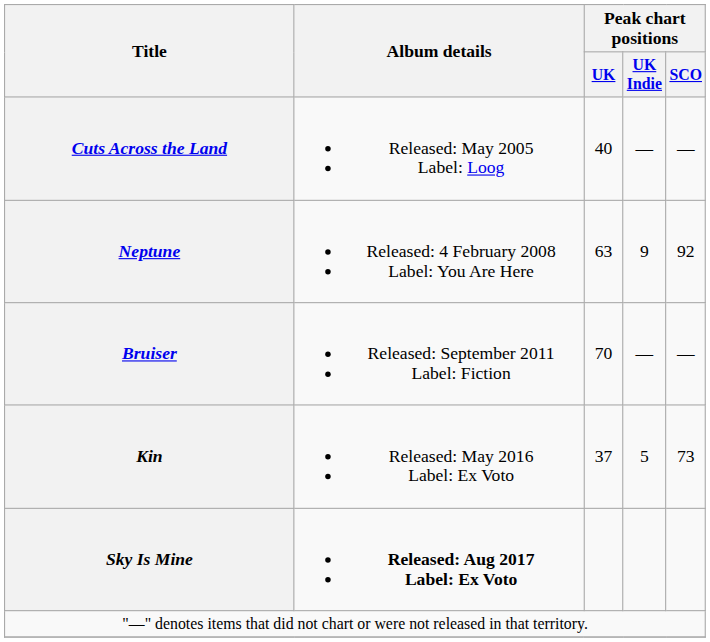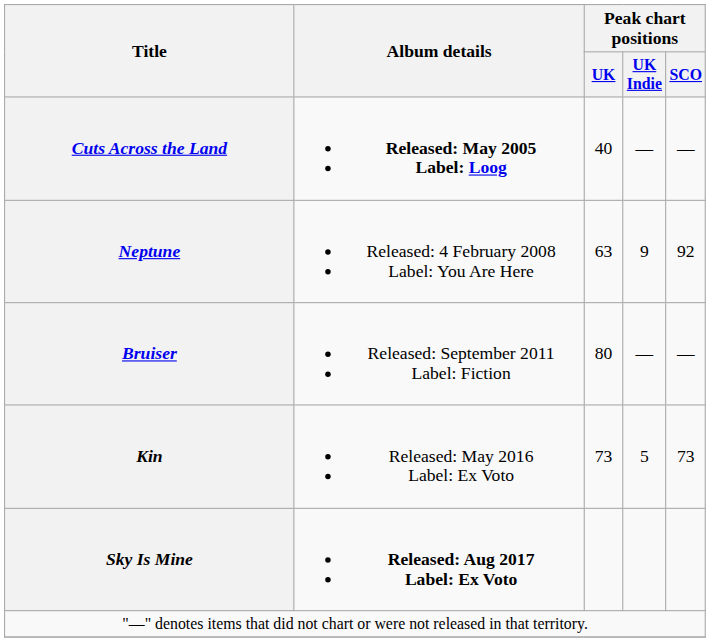(439, 158) normal -> (439, 158) bold
(604, 353) 70 -> (604, 353) 80
(604, 456) 37 -> (604, 456) 73
